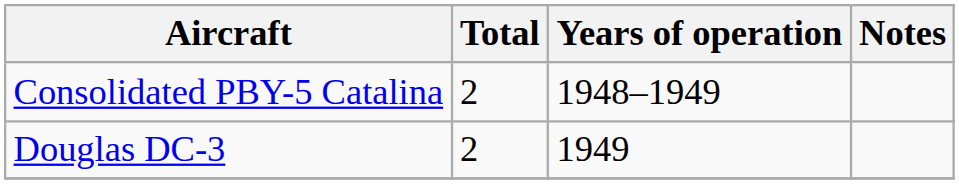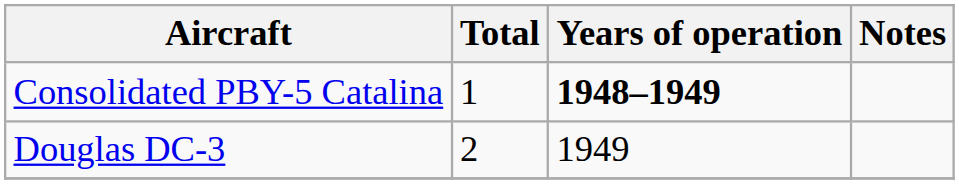(469, 91) 2 -> (469, 91) 1
(639, 91) normal -> (639, 91) bold
